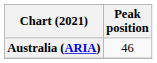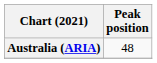(127, 48) 46 -> (127, 48) 48
